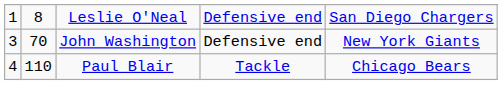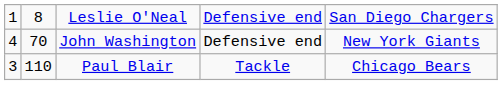(13, 42) 3 -> (13, 42) 4
(13, 67) 4 -> (13, 67) 3
